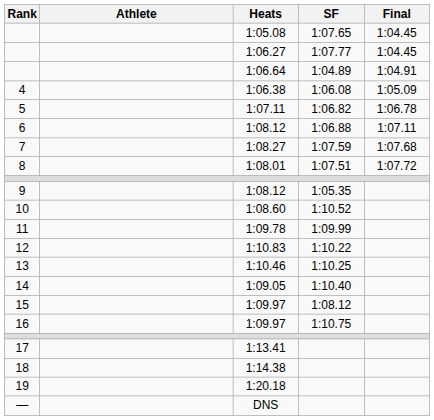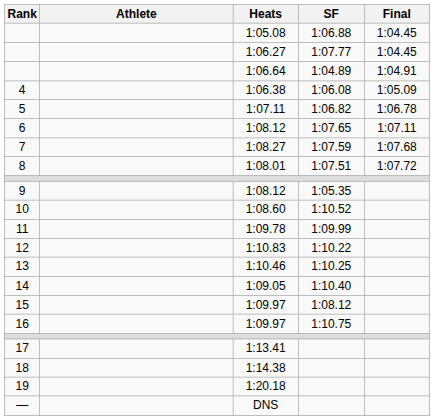(331, 33) 1:07.65 -> (331, 33) 1:06.88
(331, 128) 1:06.88 -> (331, 128) 1:07.65
